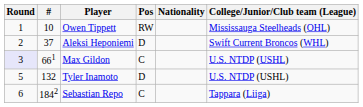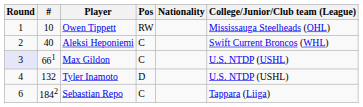(49, 43) 37 -> (49, 43) 40
(142, 43) D -> (142, 43) C
(21, 76) 5 -> (21, 76) 4
